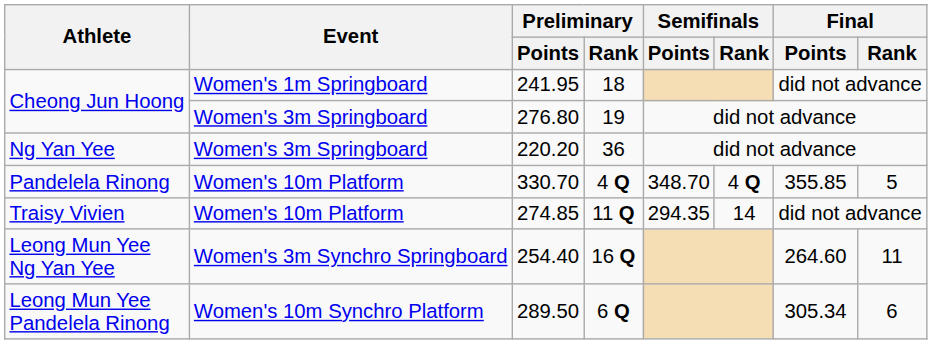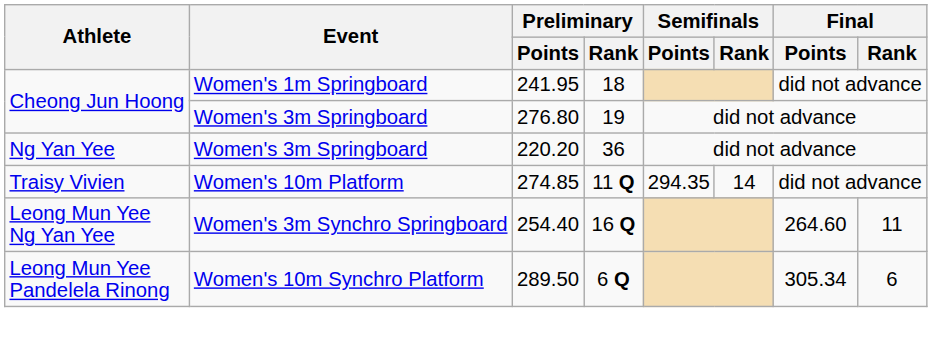- row: (548, 182)
